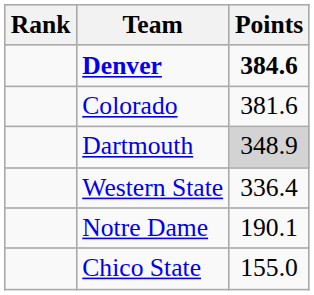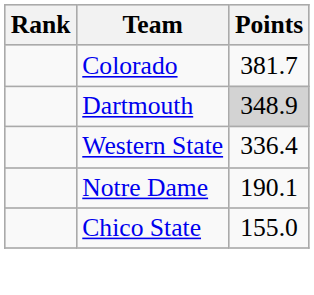- row: (122, 65)
(269, 106) 381.6 -> (269, 65) 381.7
